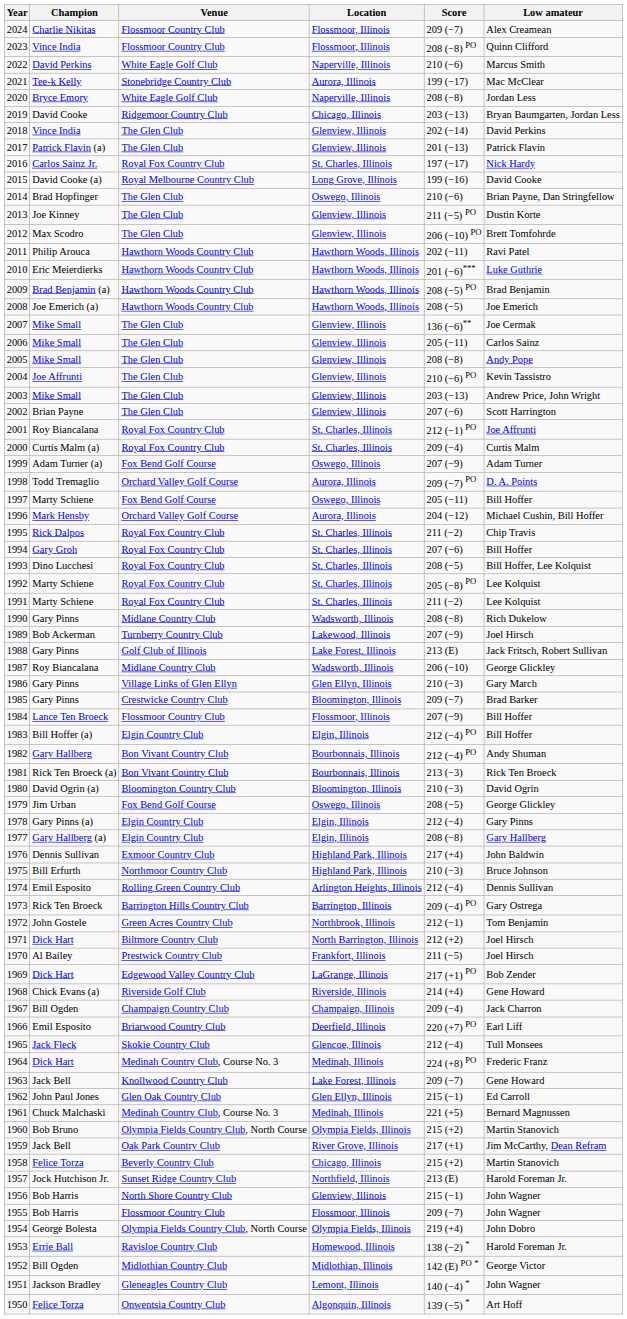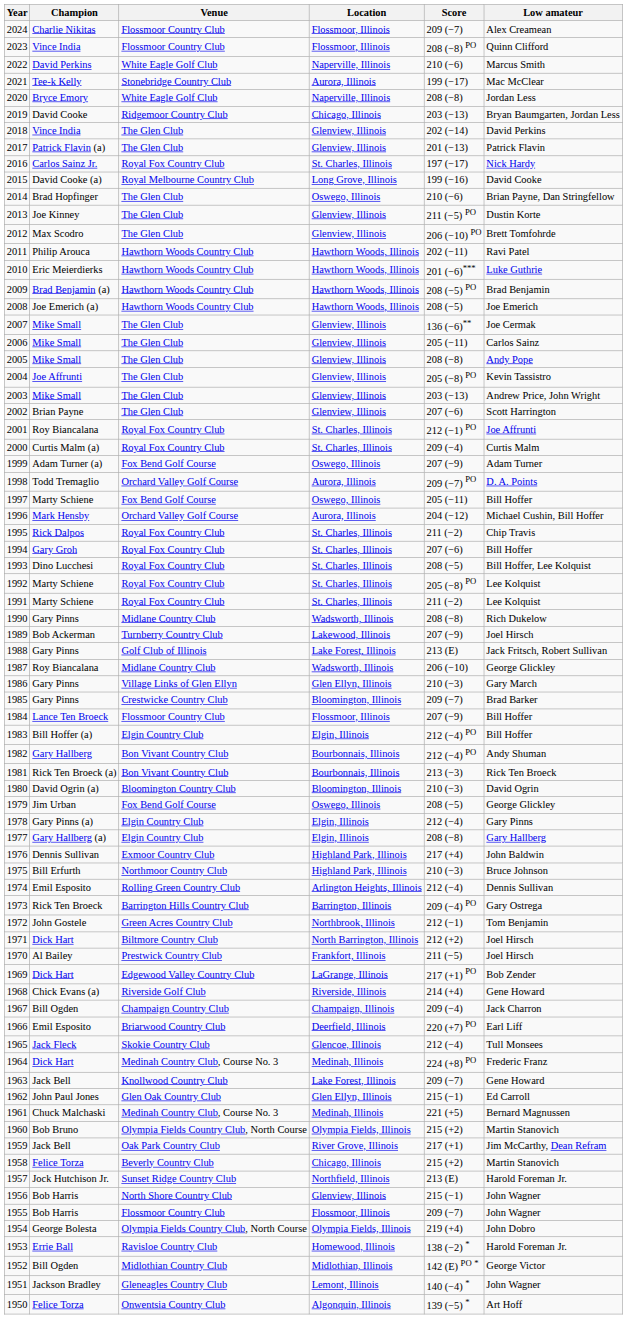(451, 377) 210 (−6) PO -> (451, 377) 205 (−8) PO
